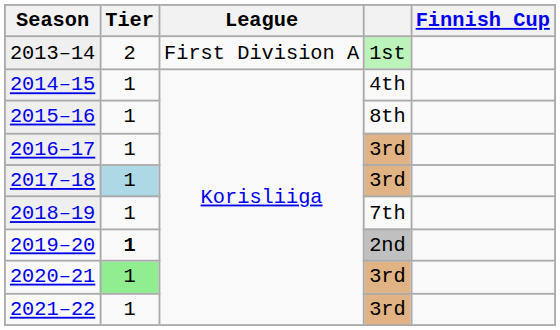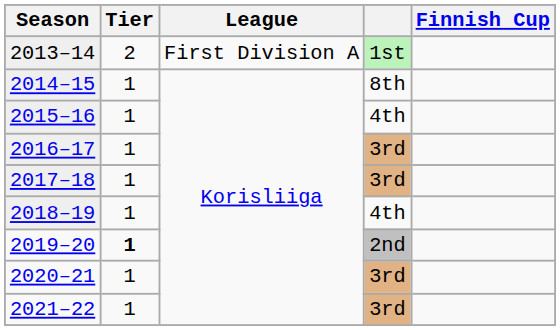(387, 85) 4th -> (387, 85) 8th
(387, 117) 8th -> (387, 117) 4th
(130, 181) lightblue background -> (130, 181) no background
(387, 213) 7th -> (387, 213) 4th
(130, 277) lightgreen background -> (130, 277) no background
